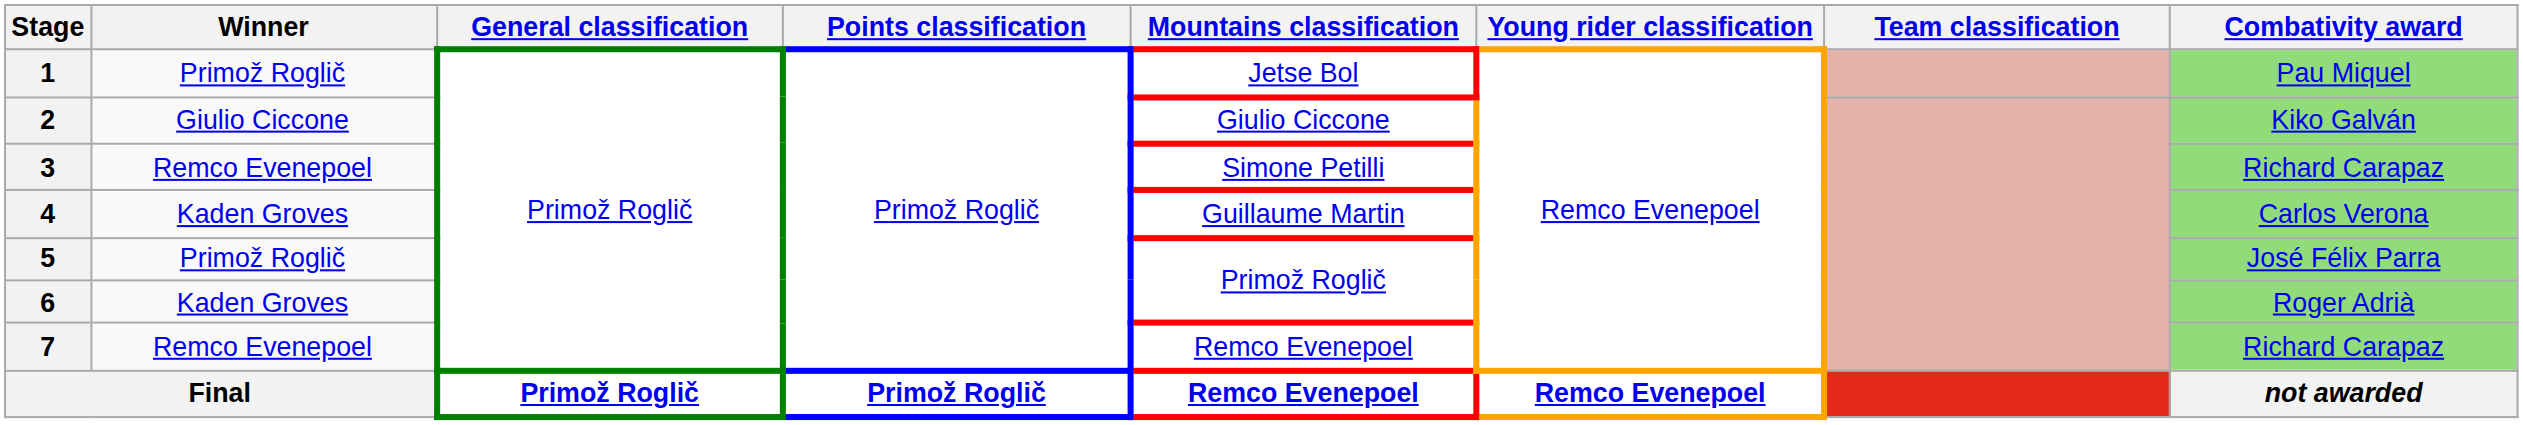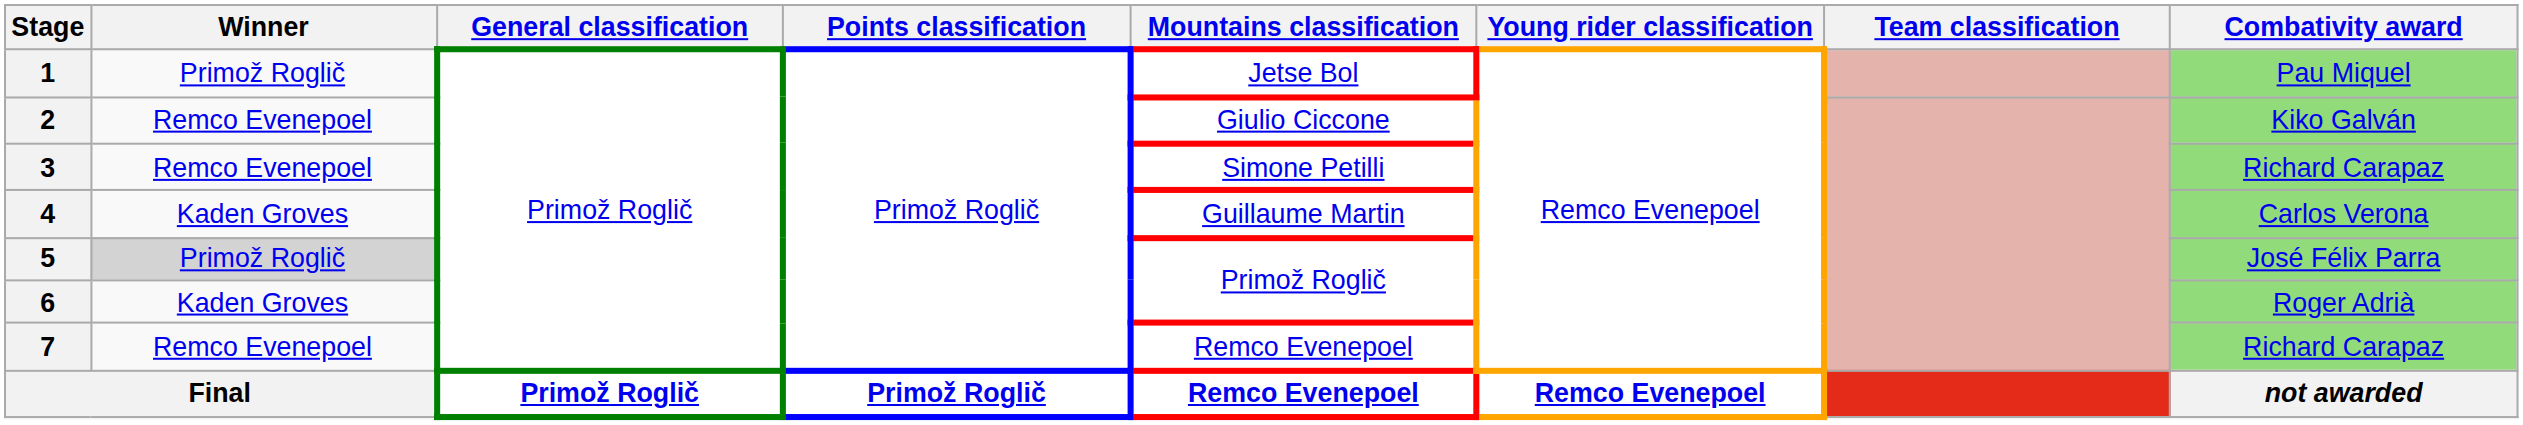(262, 120) Giulio Ciccone -> (262, 120) Remco Evenepoel
(262, 259) no background -> (262, 259) lightgrey background
